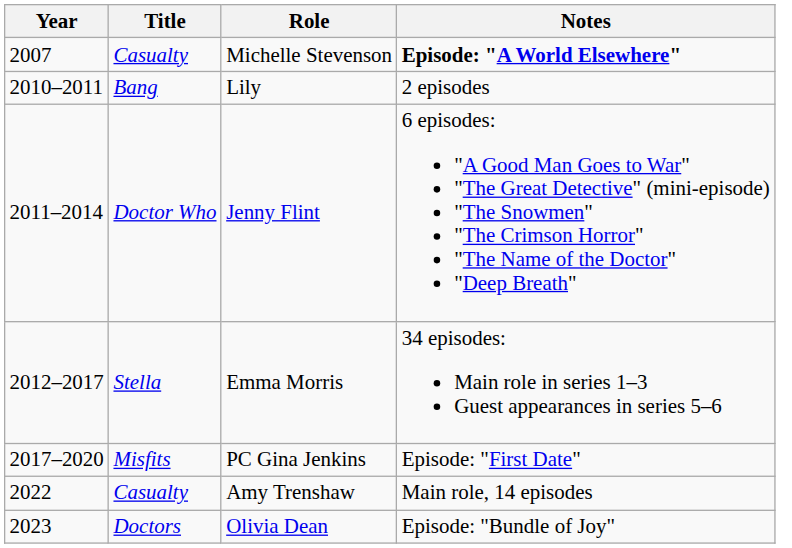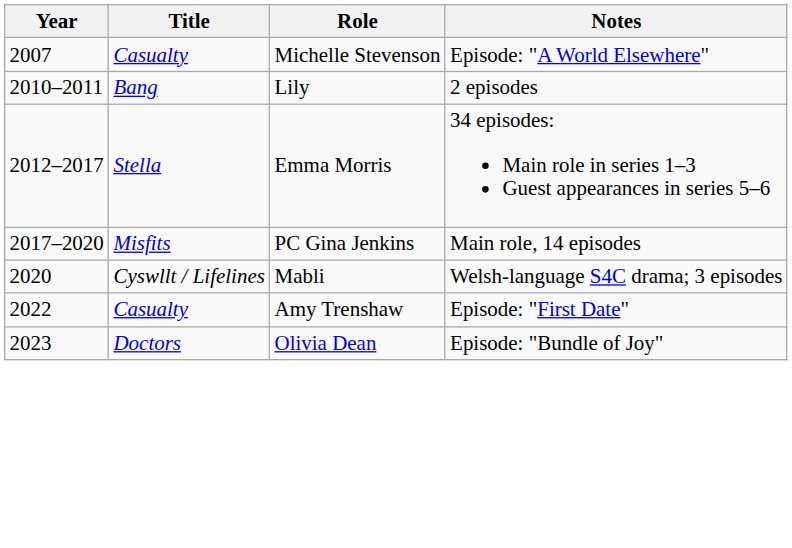(541, 54) bold -> (580, 54) normal
- row: (273, 212)
(491, 459) Episode: "First Date" -> (546, 243) Main role, 14 episodes
+ row: (300, 276)
(497, 493) Main role, 14 episodes -> (540, 309) Episode: "First Date"
